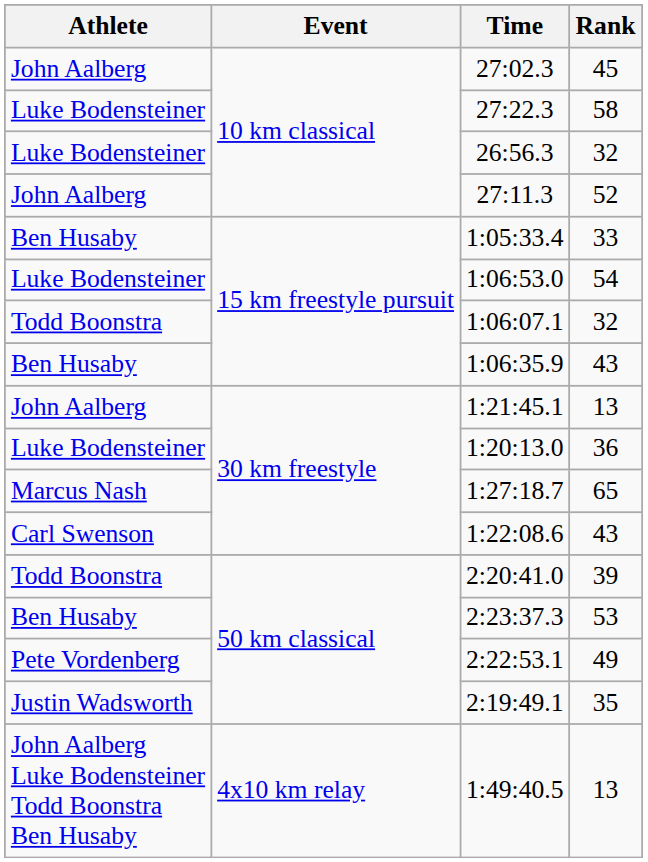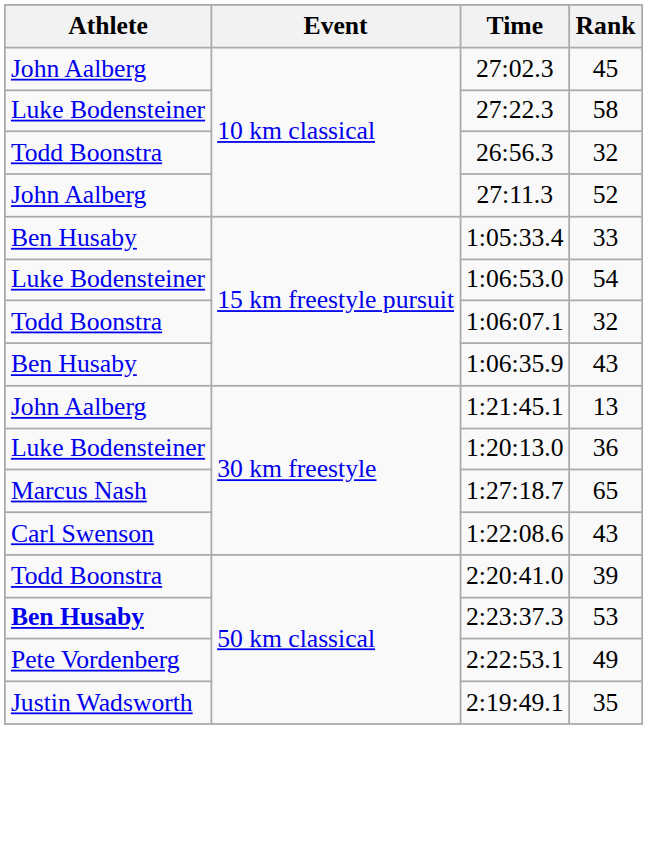(108, 152) Luke Bodensteiner -> (86, 152) Todd Boonstra
(74, 617) normal -> (77, 617) bold
- row: (515, 790)
